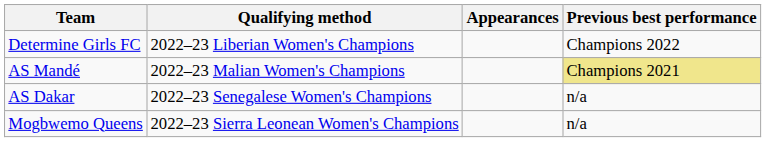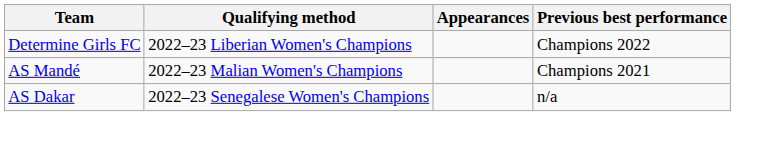(623, 70) khaki background -> (594, 70) no background
- row: (76, 123)
